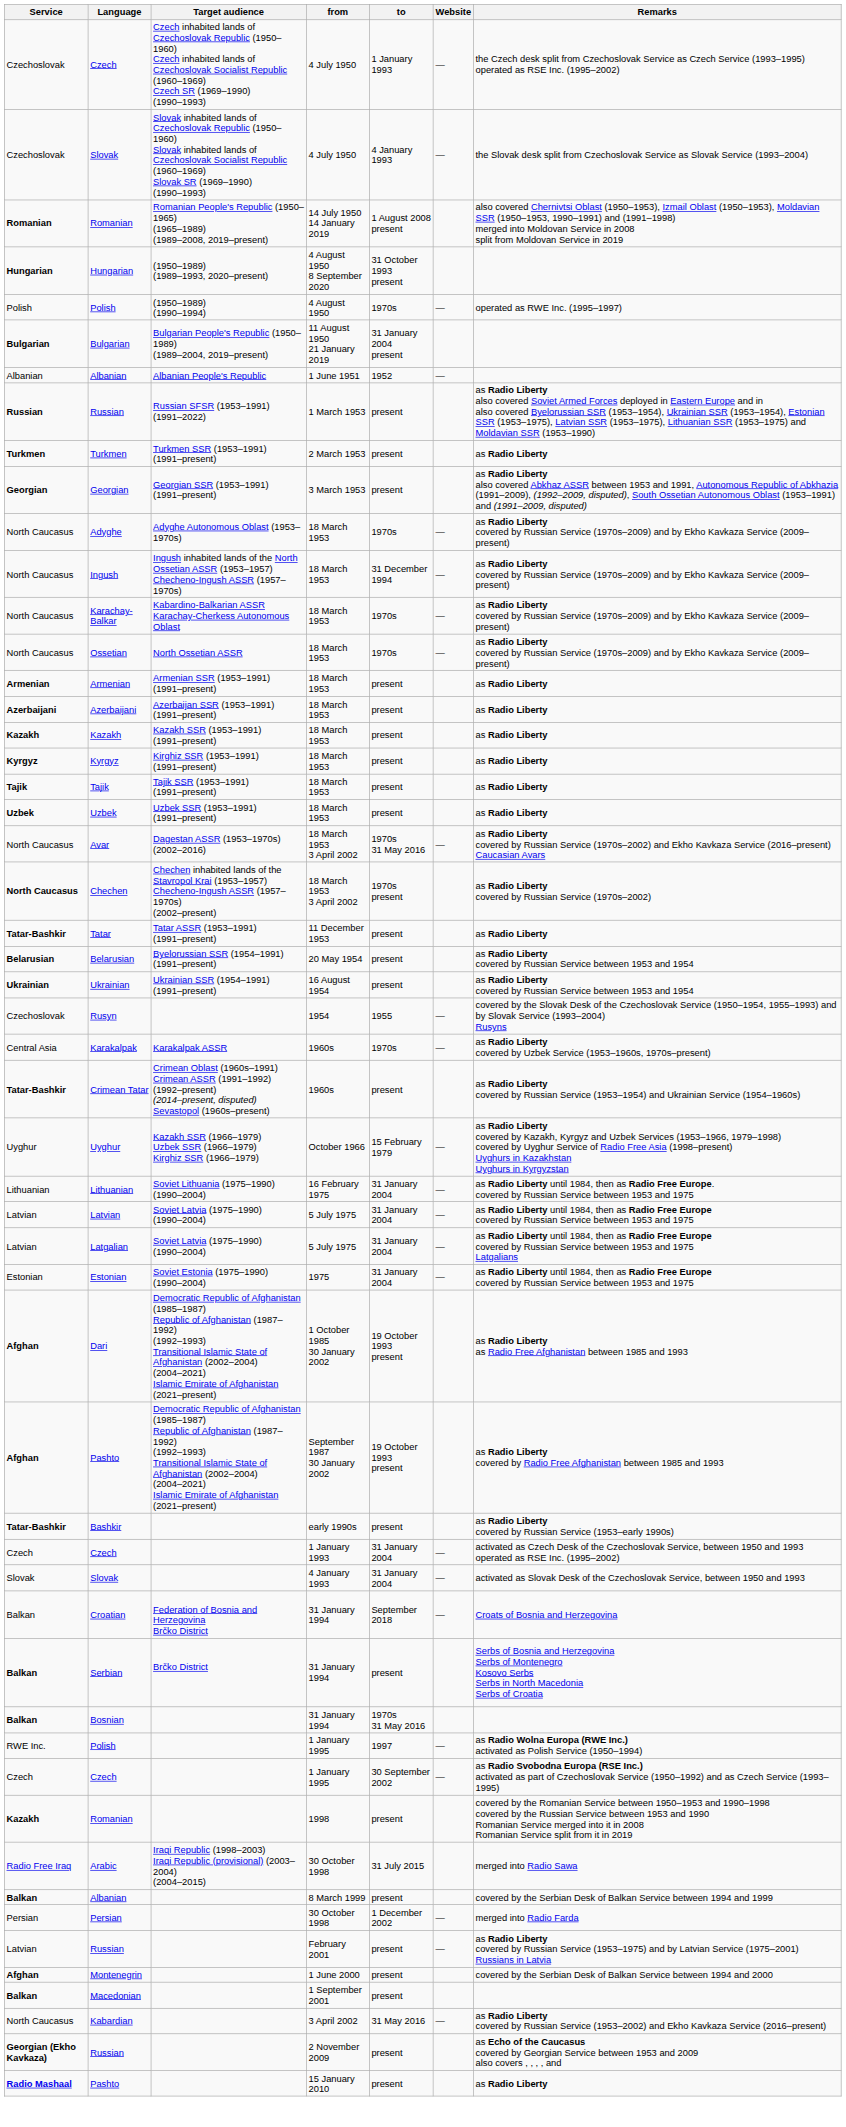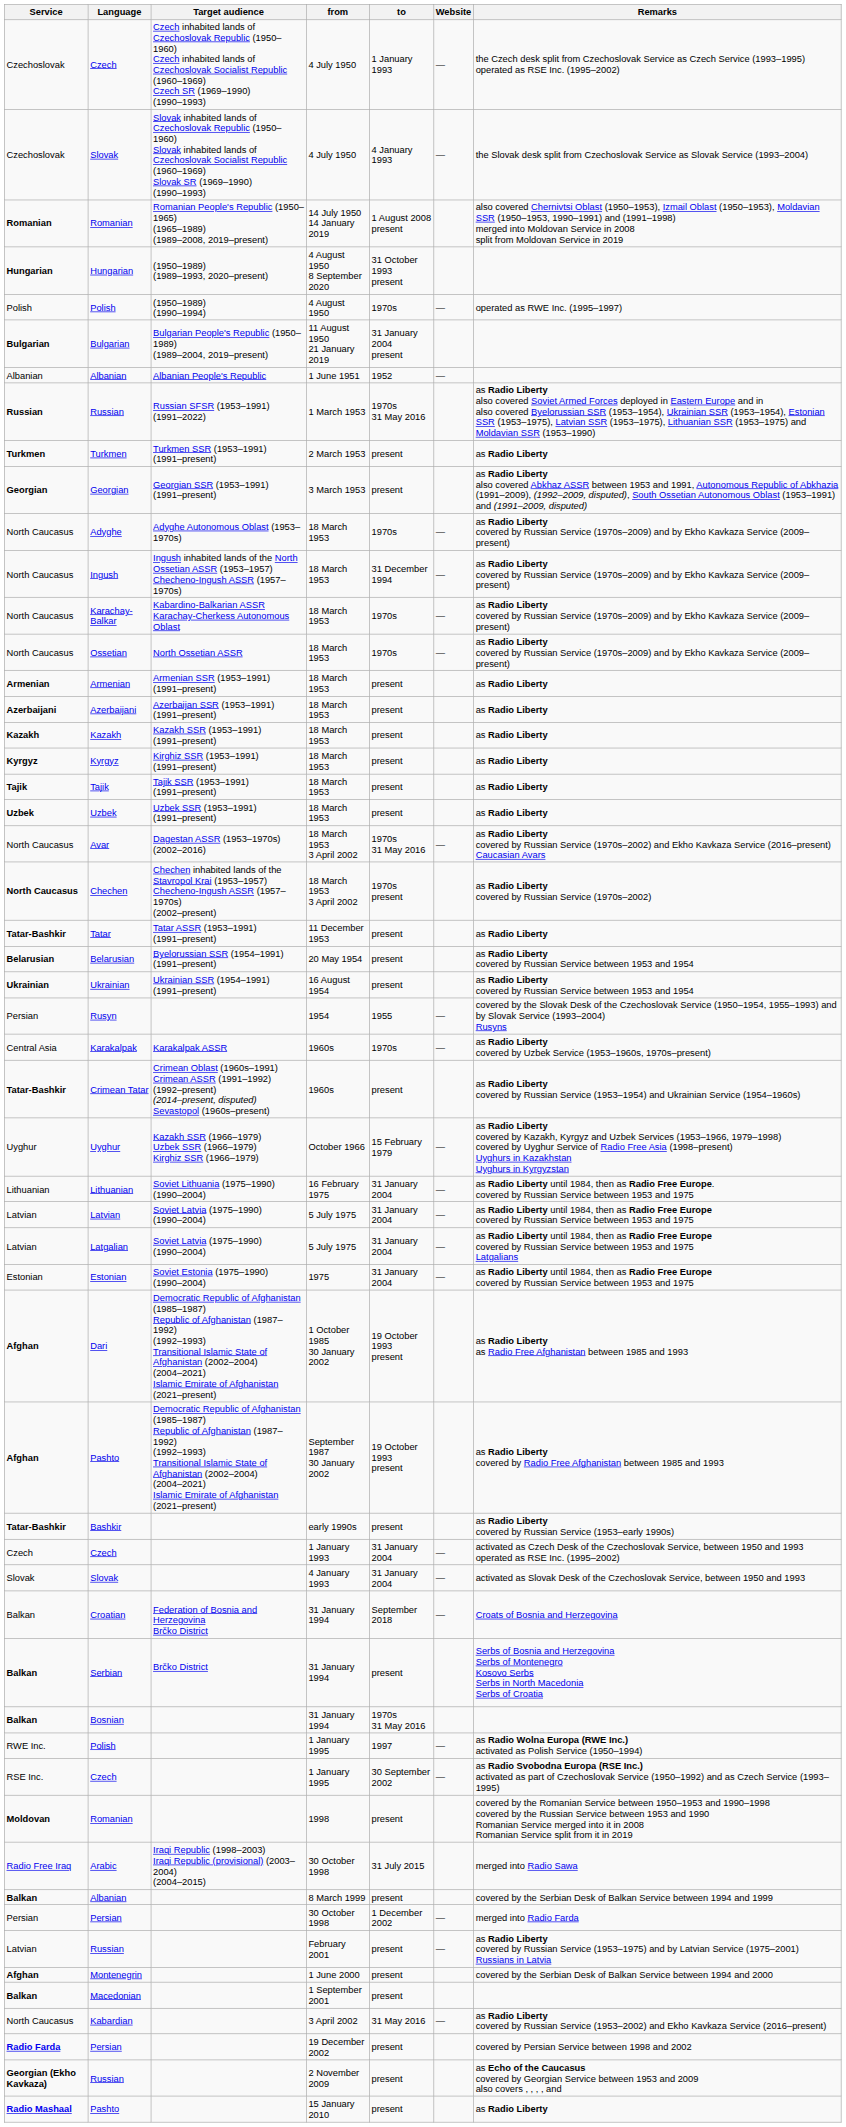(387, 411) present -> (399, 411) 1970s 31 May 2016
(36, 1016) Czechoslovak -> (22, 1016) Persian
(20, 1777) Czech -> (25, 1777) RSE Inc.
(23, 1819) Kazakh -> (28, 1819) Moldovan
+ row: (106, 2047)
